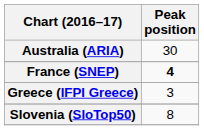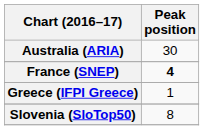(170, 93) 3 -> (170, 93) 1
